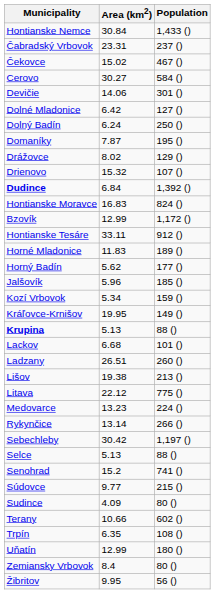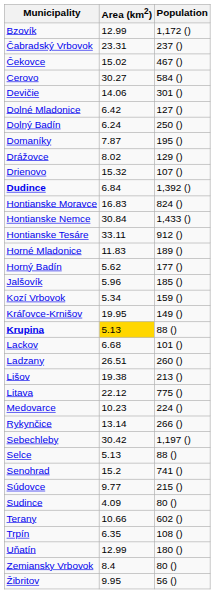rows swapped: (21, 219) <-> (48, 30)
(111, 329) no background -> (111, 329) gold background
(114, 408) 13.23 -> (114, 408) 10.23
